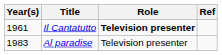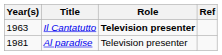(17, 27) 1961 -> (17, 27) 1963
(17, 43) 1983 -> (17, 43) 1981
